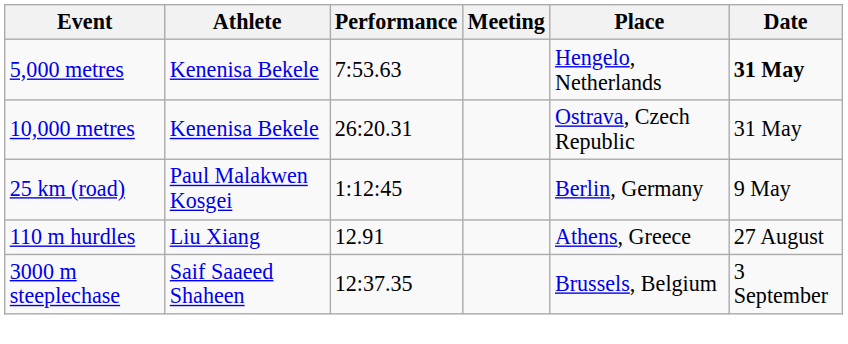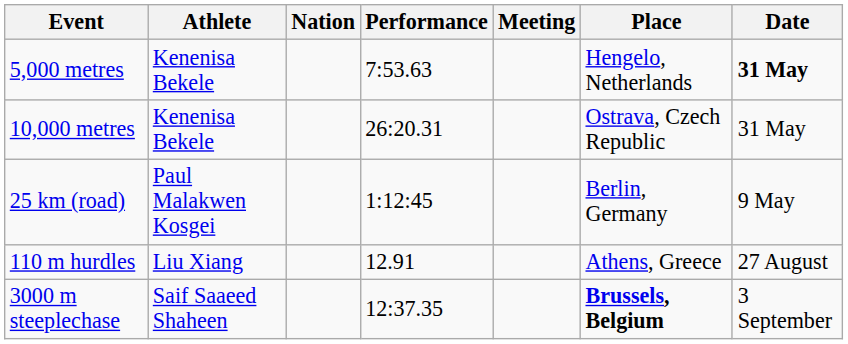+ column: (323, 22)
(636, 284) normal -> (628, 308) bold
